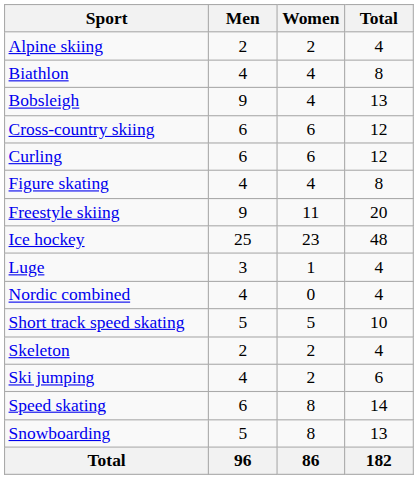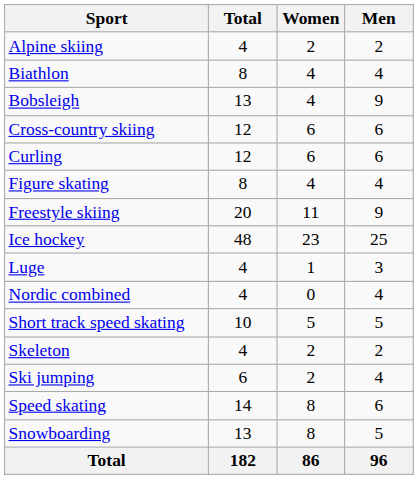columns swapped: (243, 18) <-> (379, 18)
